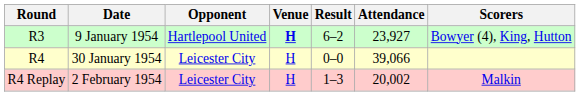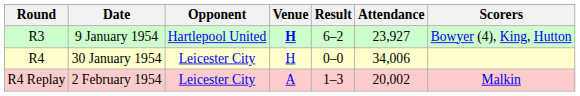(391, 58) 39,066 -> (391, 58) 34,006
(291, 79) H -> (291, 79) A
